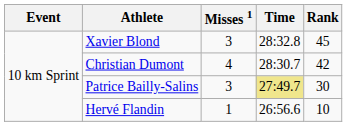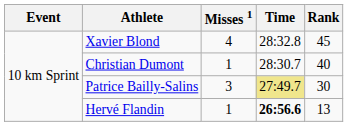(229, 42) 3 -> (229, 42) 4
(229, 64) 4 -> (229, 64) 1
(323, 64) 42 -> (323, 64) 40
(280, 110) normal -> (280, 110) bold
(323, 110) 10 -> (323, 110) 13
